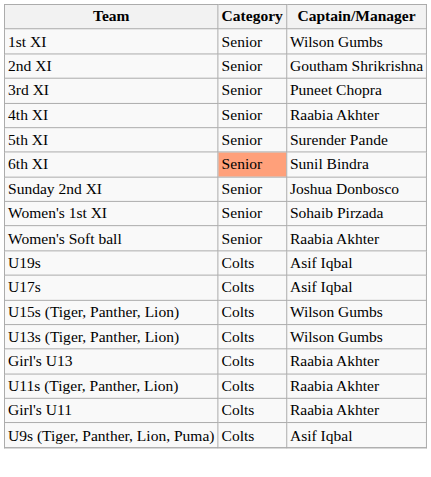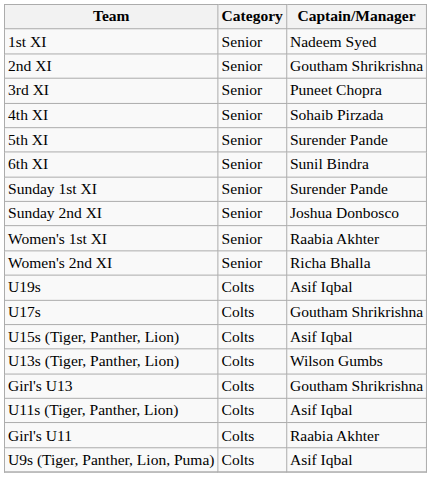(336, 41) Wilson Gumbs -> (333, 41) Nadeem Syed
(335, 115) Raabia Akhter -> (337, 115) Sohaib Pirzada
(242, 164) lightsalmon background -> (242, 164) no background
+ row: (52, 189)
(337, 213) Sohaib Pirzada -> (335, 238) Raabia Akhter
+ row: (60, 262)
- row: (65, 238)
(321, 287) Asif Iqbal -> (357, 312) Goutham Shrikrishna
(336, 312) Wilson Gumbs -> (321, 336) Asif Iqbal
(335, 361) Raabia Akhter -> (357, 386) Goutham Shrikrishna
(335, 386) Raabia Akhter -> (321, 410) Asif Iqbal
